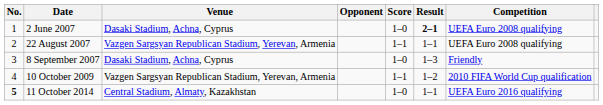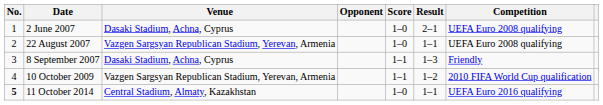(430, 28) bold -> (430, 28) normal
(400, 44) 1–1 -> (400, 44) 1–0
(400, 60) 1–0 -> (400, 60) 1–1
